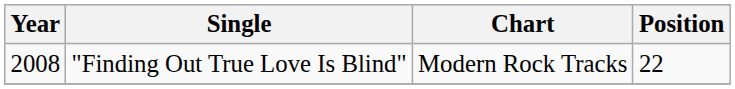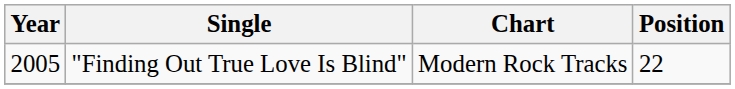(35, 63) 2008 -> (35, 63) 2005
